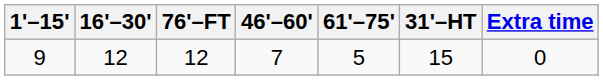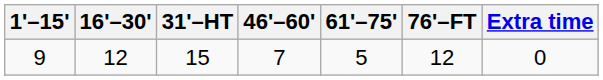columns swapped: (441, 22) <-> (196, 22)
